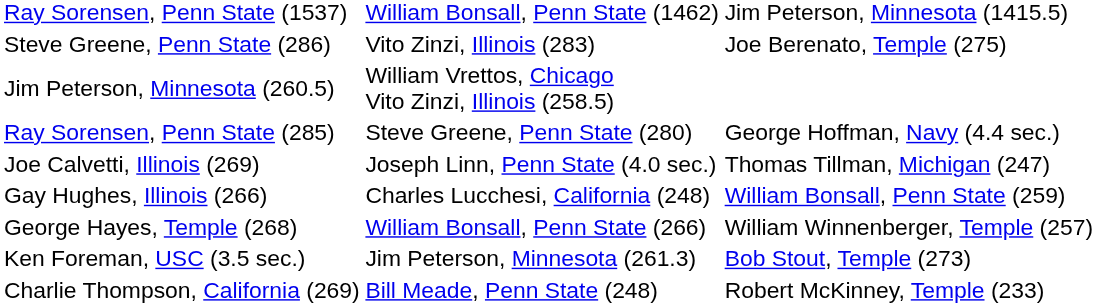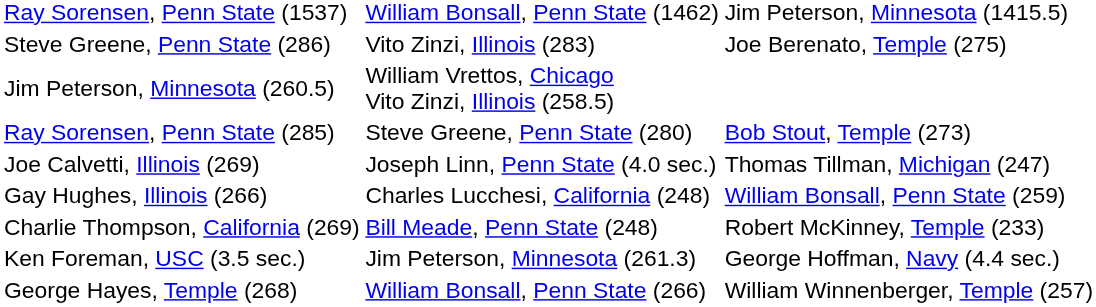(892, 133) George Hoffman, Navy (4.4 sec.) -> (848, 133) Bob Stout, Temple (273)
rows swapped: (182, 290) <-> (151, 227)
(848, 258) Bob Stout, Temple (273) -> (892, 258) George Hoffman, Navy (4.4 sec.)
